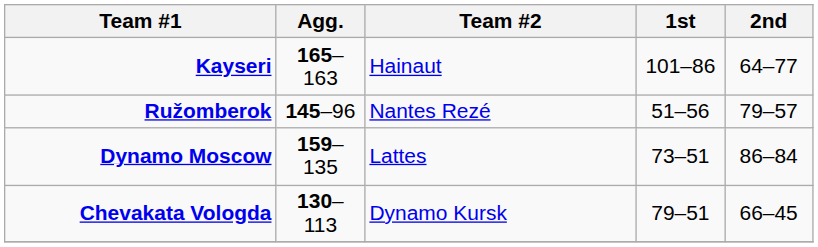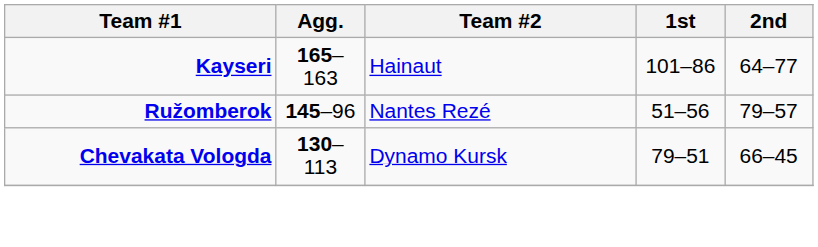- row: (186, 156)
